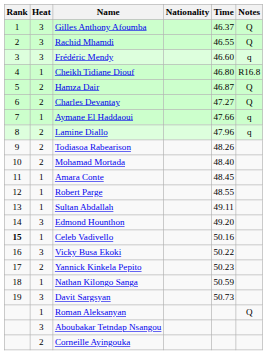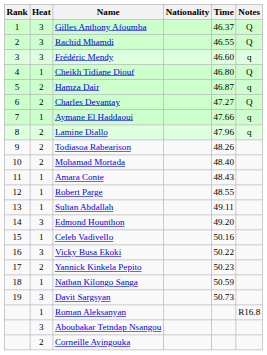(249, 72) R16.8 -> (249, 72) Q
(249, 87) Q -> (249, 87) q
(224, 177) 48.45 -> (224, 177) 48.43
(17, 237) bold -> (17, 237) normal
(249, 312) Q -> (249, 312) R16.8
